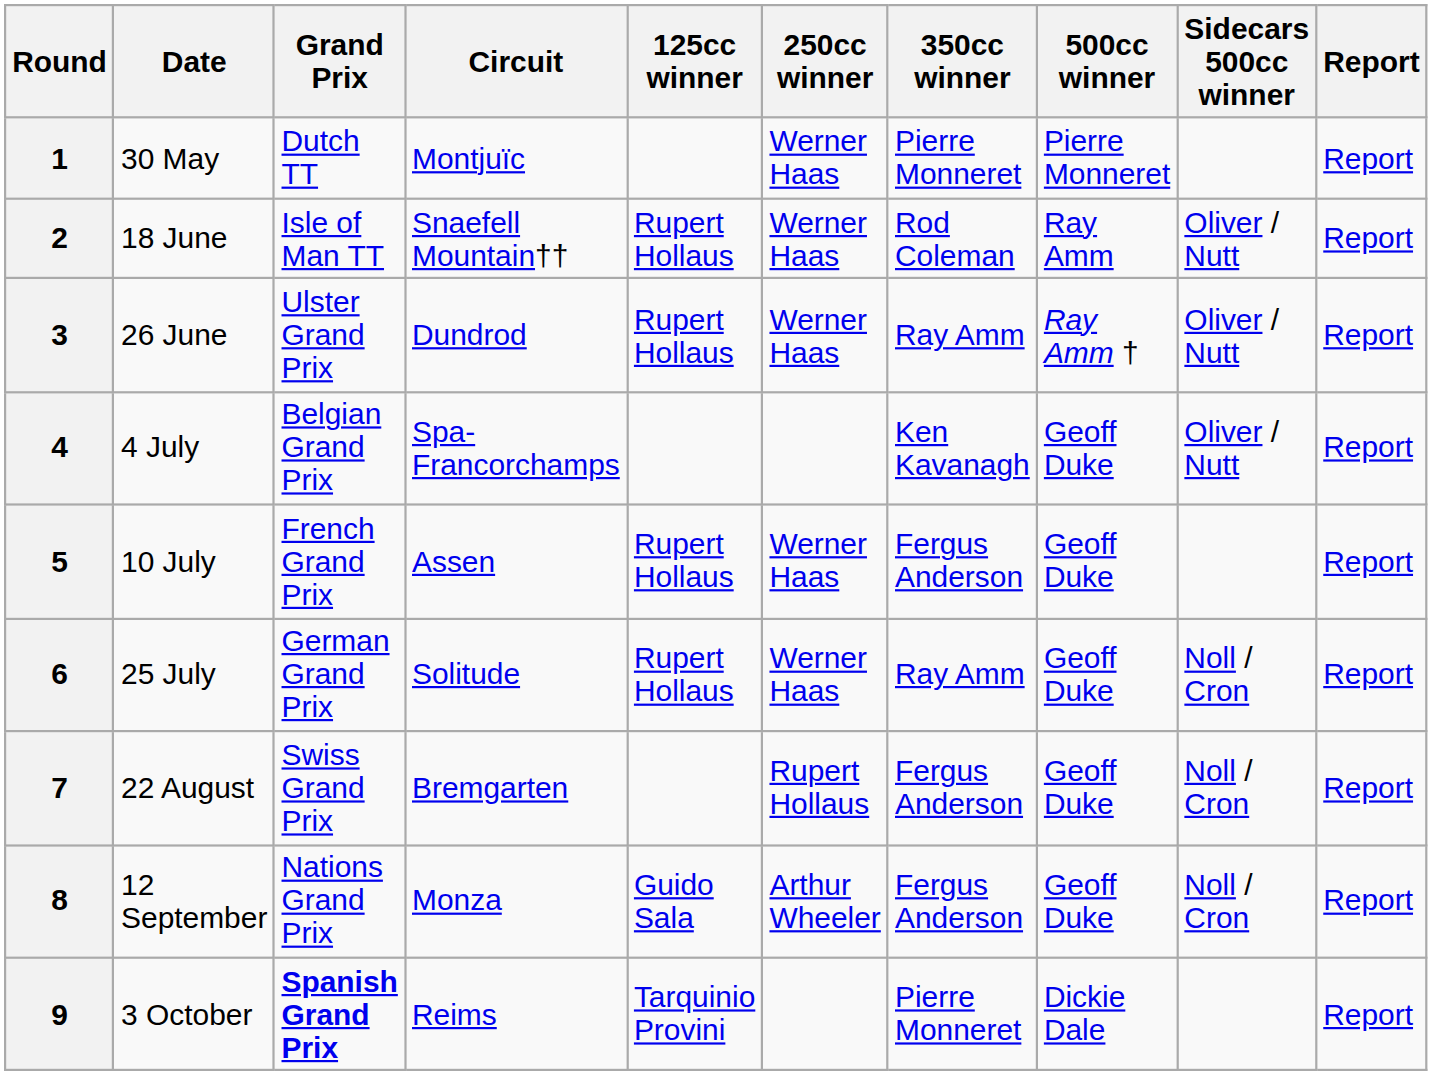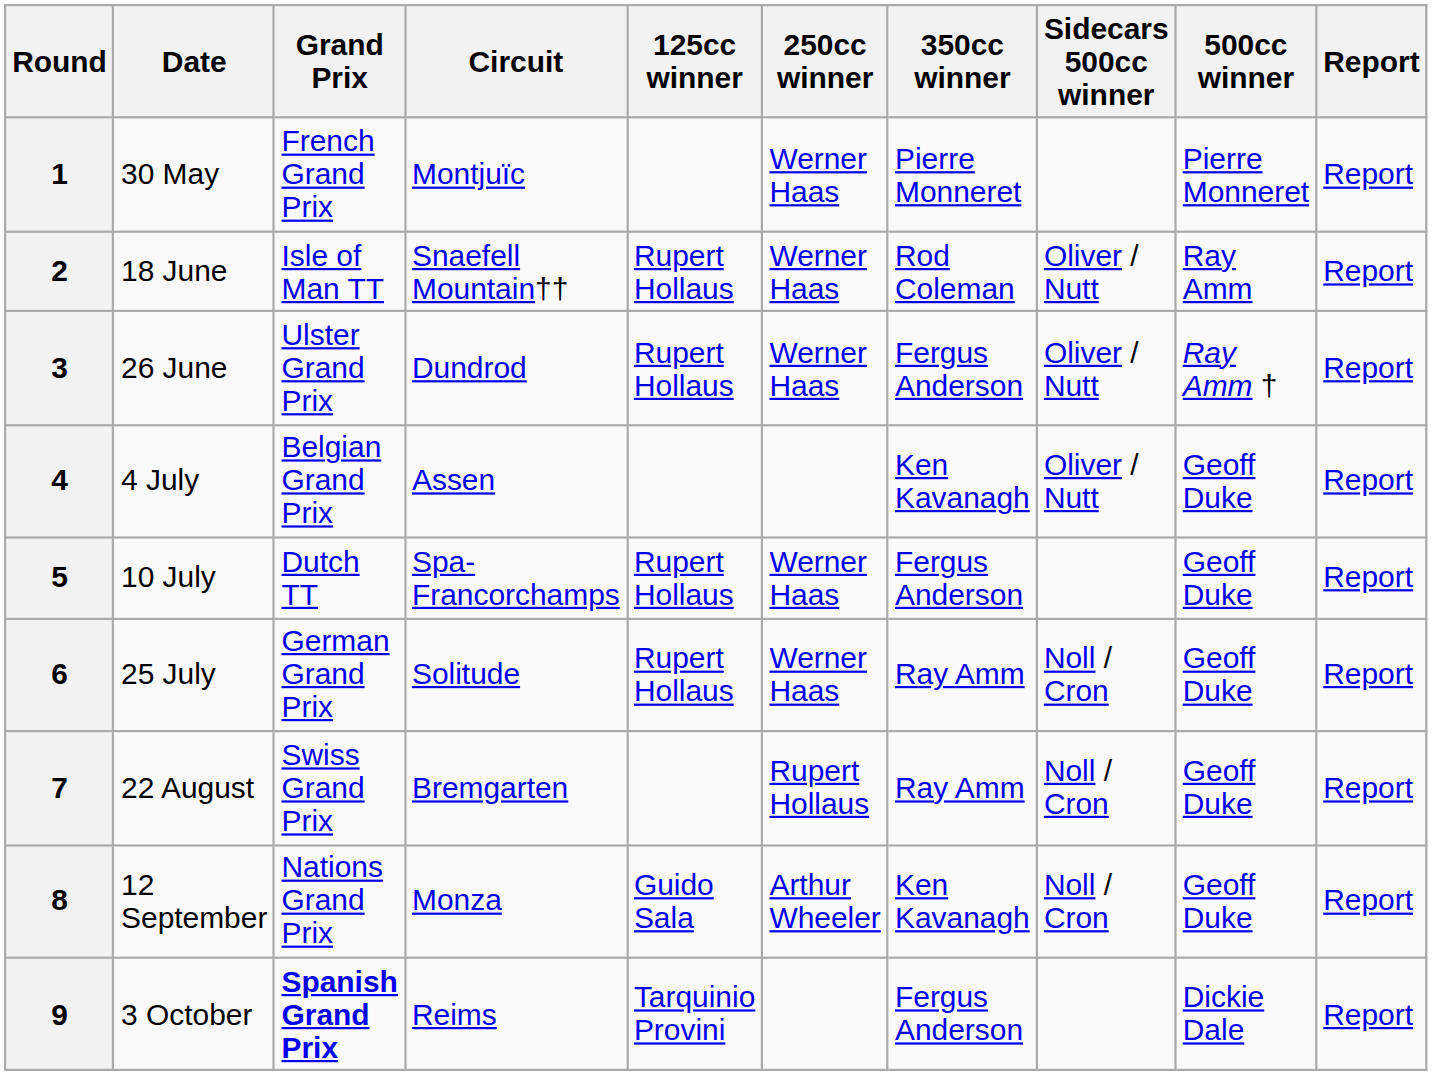columns swapped: (1107, 61) <-> (1247, 61)
(321, 158) Dutch TT -> (328, 174) French Grand Prix
(960, 335) Ray Amm -> (959, 368) Fergus Anderson
(516, 448) Spa-Francorchamps -> (454, 481) Assen
(328, 561) French Grand Prix -> (321, 578) Dutch TT
(454, 561) Assen -> (516, 578) Spa-Francorchamps
(959, 787) Fergus Anderson -> (960, 787) Ray Amm
(959, 901) Fergus Anderson -> (962, 901) Ken Kavanagh
(958, 1014) Pierre Monneret -> (959, 1014) Fergus Anderson
